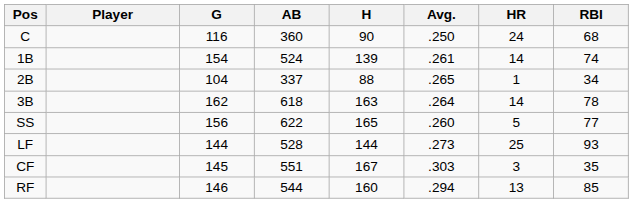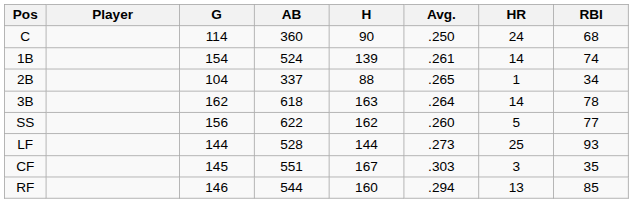(217, 36) 116 -> (217, 36) 114
(366, 123) 165 -> (366, 123) 162
